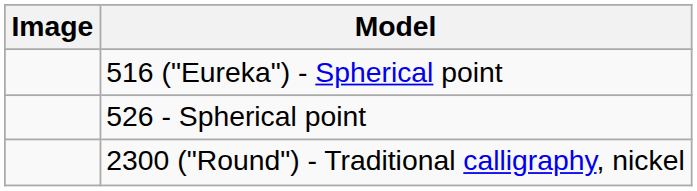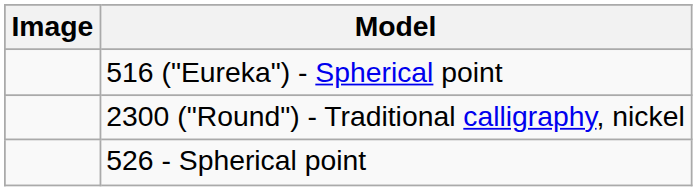rows swapped: (236, 116) <-> (396, 161)
